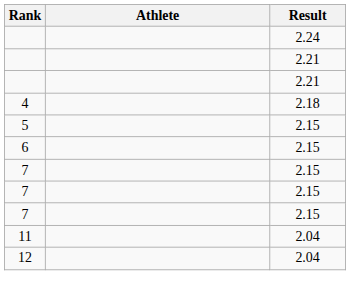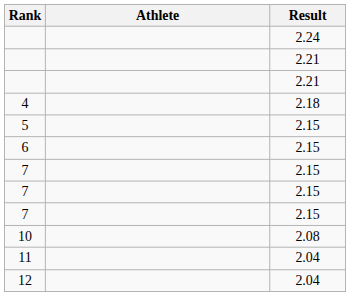+ row: (25, 236)
